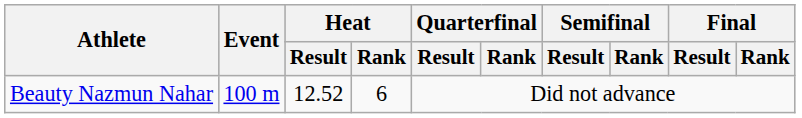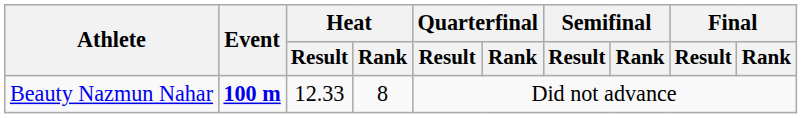(251, 94) normal -> (252, 94) bold
(318, 94) 12.52 -> (319, 94) 12.33
(381, 94) 6 -> (383, 94) 8
